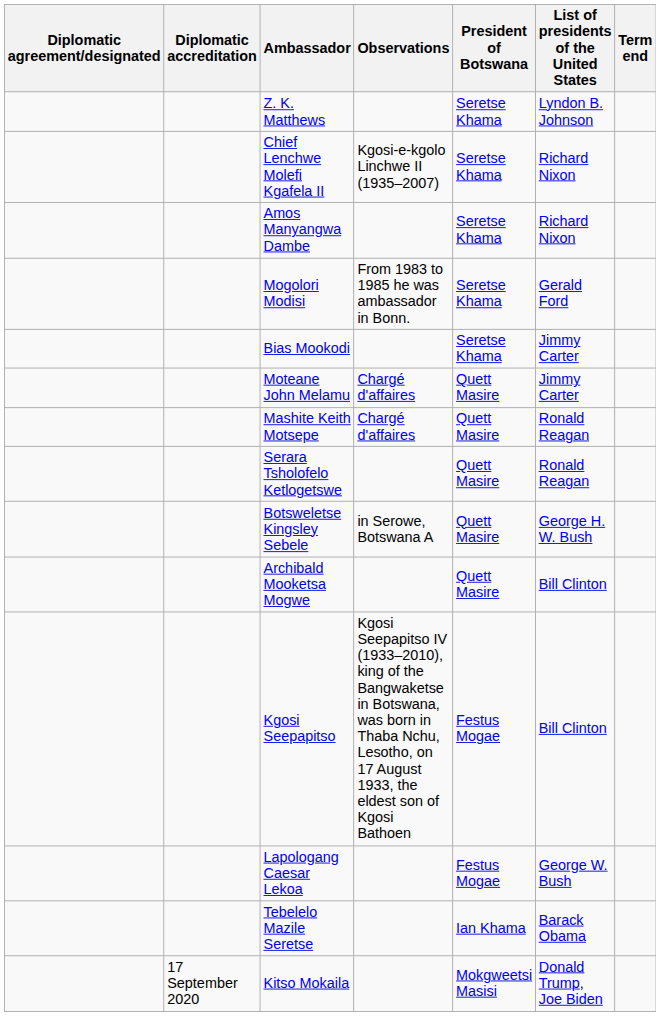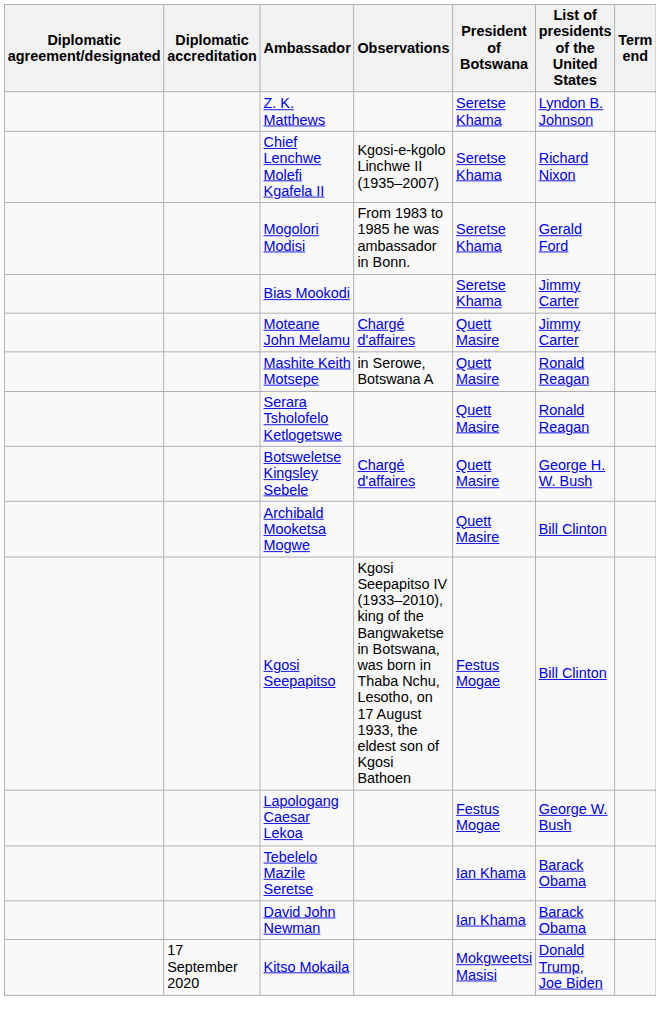- row: (302, 230)
(386, 426) Chargé d'affaires -> (395, 371) in Serowe, Botswana A
(395, 529) in Serowe, Botswana A -> (386, 474) Chargé d'affaires
+ row: (300, 920)
